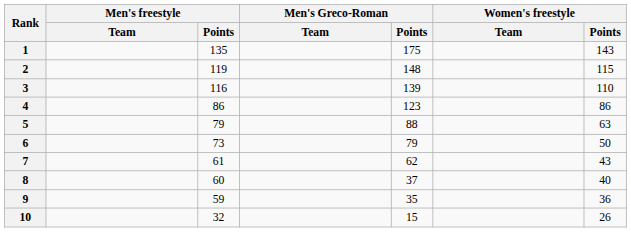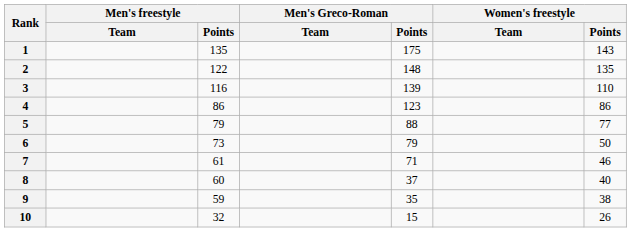(219, 69) 119 -> (219, 69) 122
(605, 69) 115 -> (605, 69) 135
(605, 124) 63 -> (605, 124) 77
(412, 161) 62 -> (412, 161) 71
(605, 161) 43 -> (605, 161) 46
(605, 198) 36 -> (605, 198) 38
